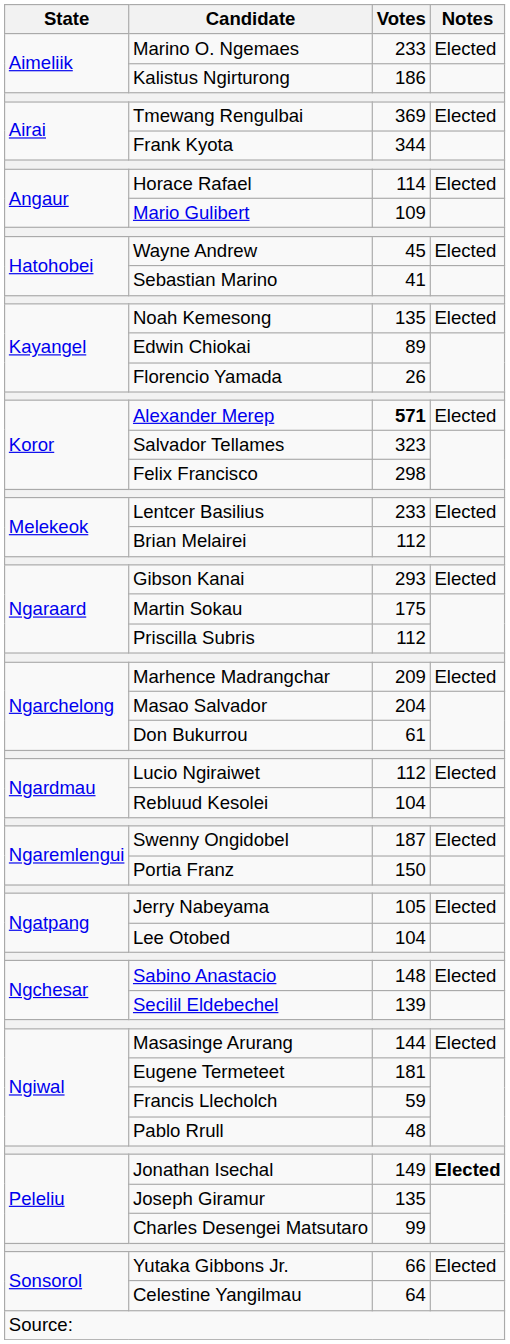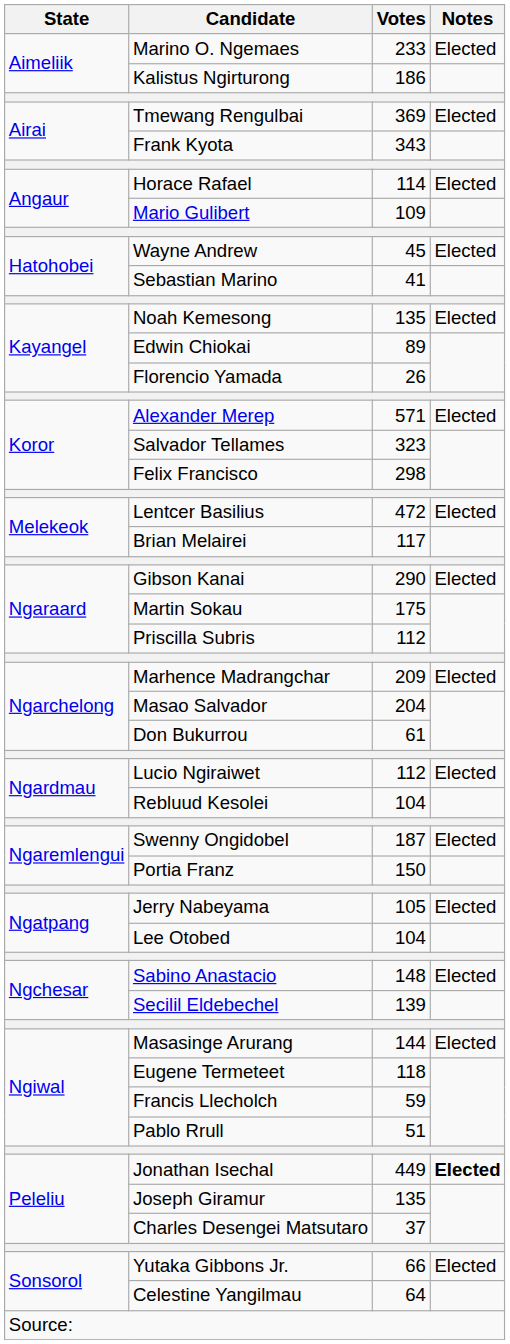(410, 145) 344 -> (410, 145) 343
(410, 415) bold -> (410, 415) normal
(410, 512) 233 -> (410, 512) 472
(411, 541) 112 -> (411, 541) 117
(410, 579) 293 -> (410, 579) 290
(410, 1072) 181 -> (411, 1072) 118
(416, 1131) 48 -> (416, 1131) 51
(410, 1169) 149 -> (410, 1169) 449
(416, 1228) 99 -> (416, 1228) 37
